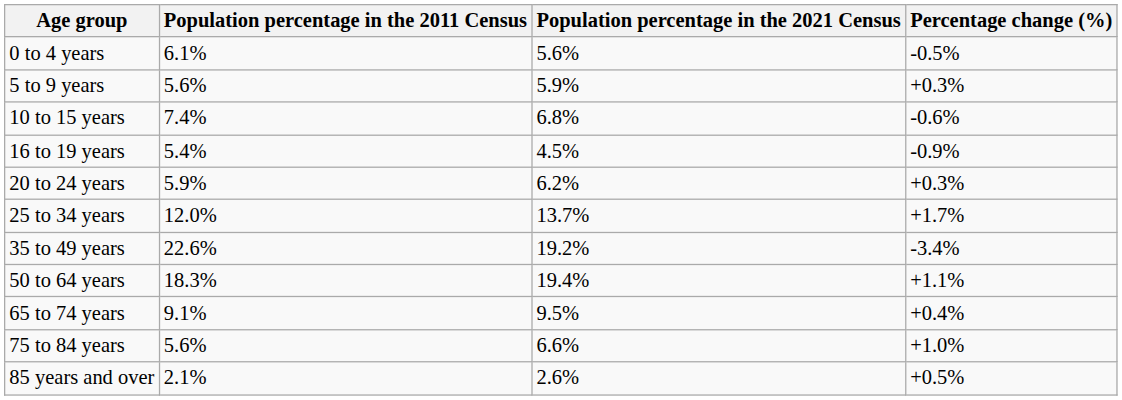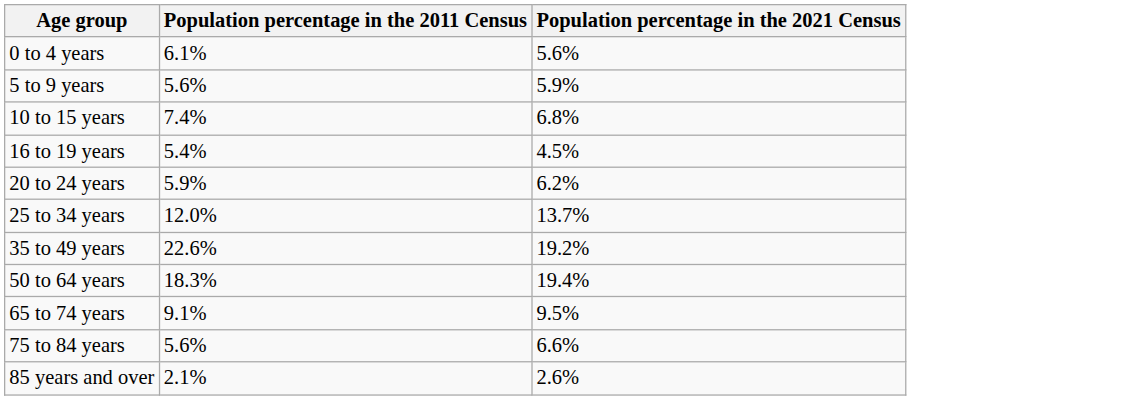- column: (1011, 20)
